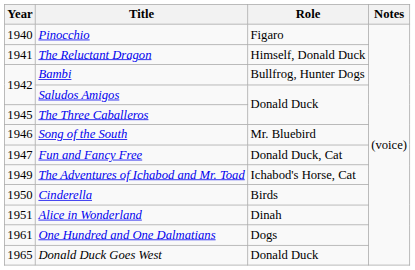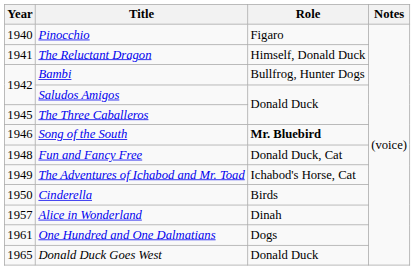(283, 134) normal -> (286, 134) bold
(20, 154) 1947 -> (20, 154) 1948
(20, 214) 1951 -> (20, 214) 1957
